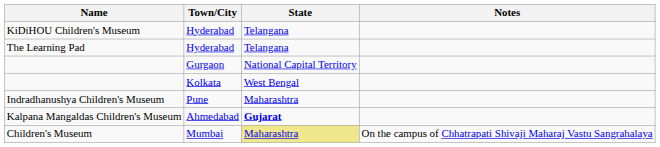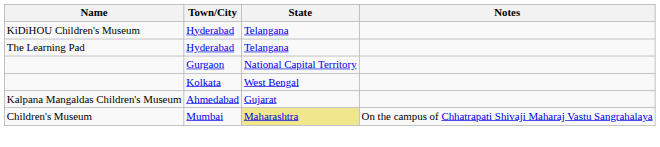- row: (85, 99)
(263, 116) bold -> (260, 99) normal
